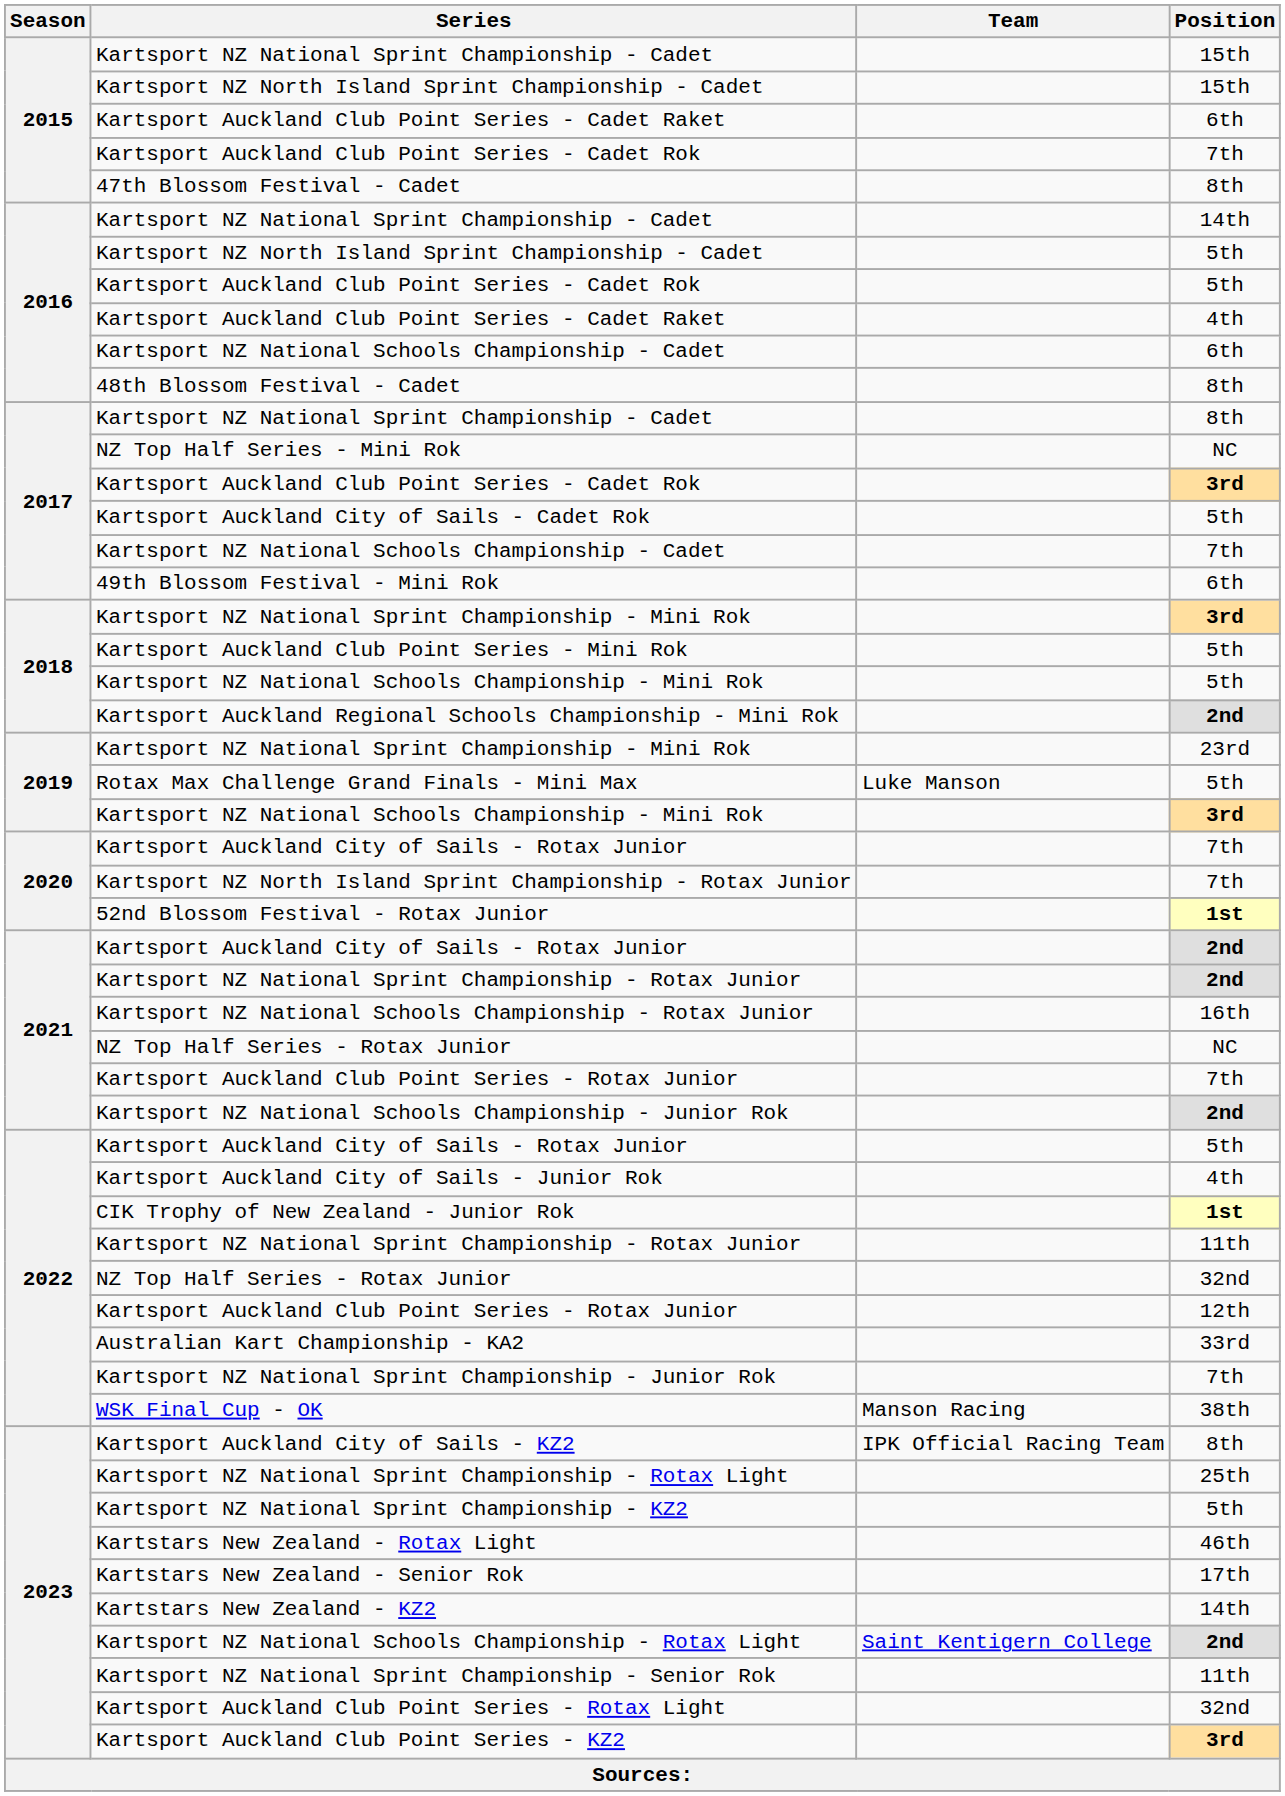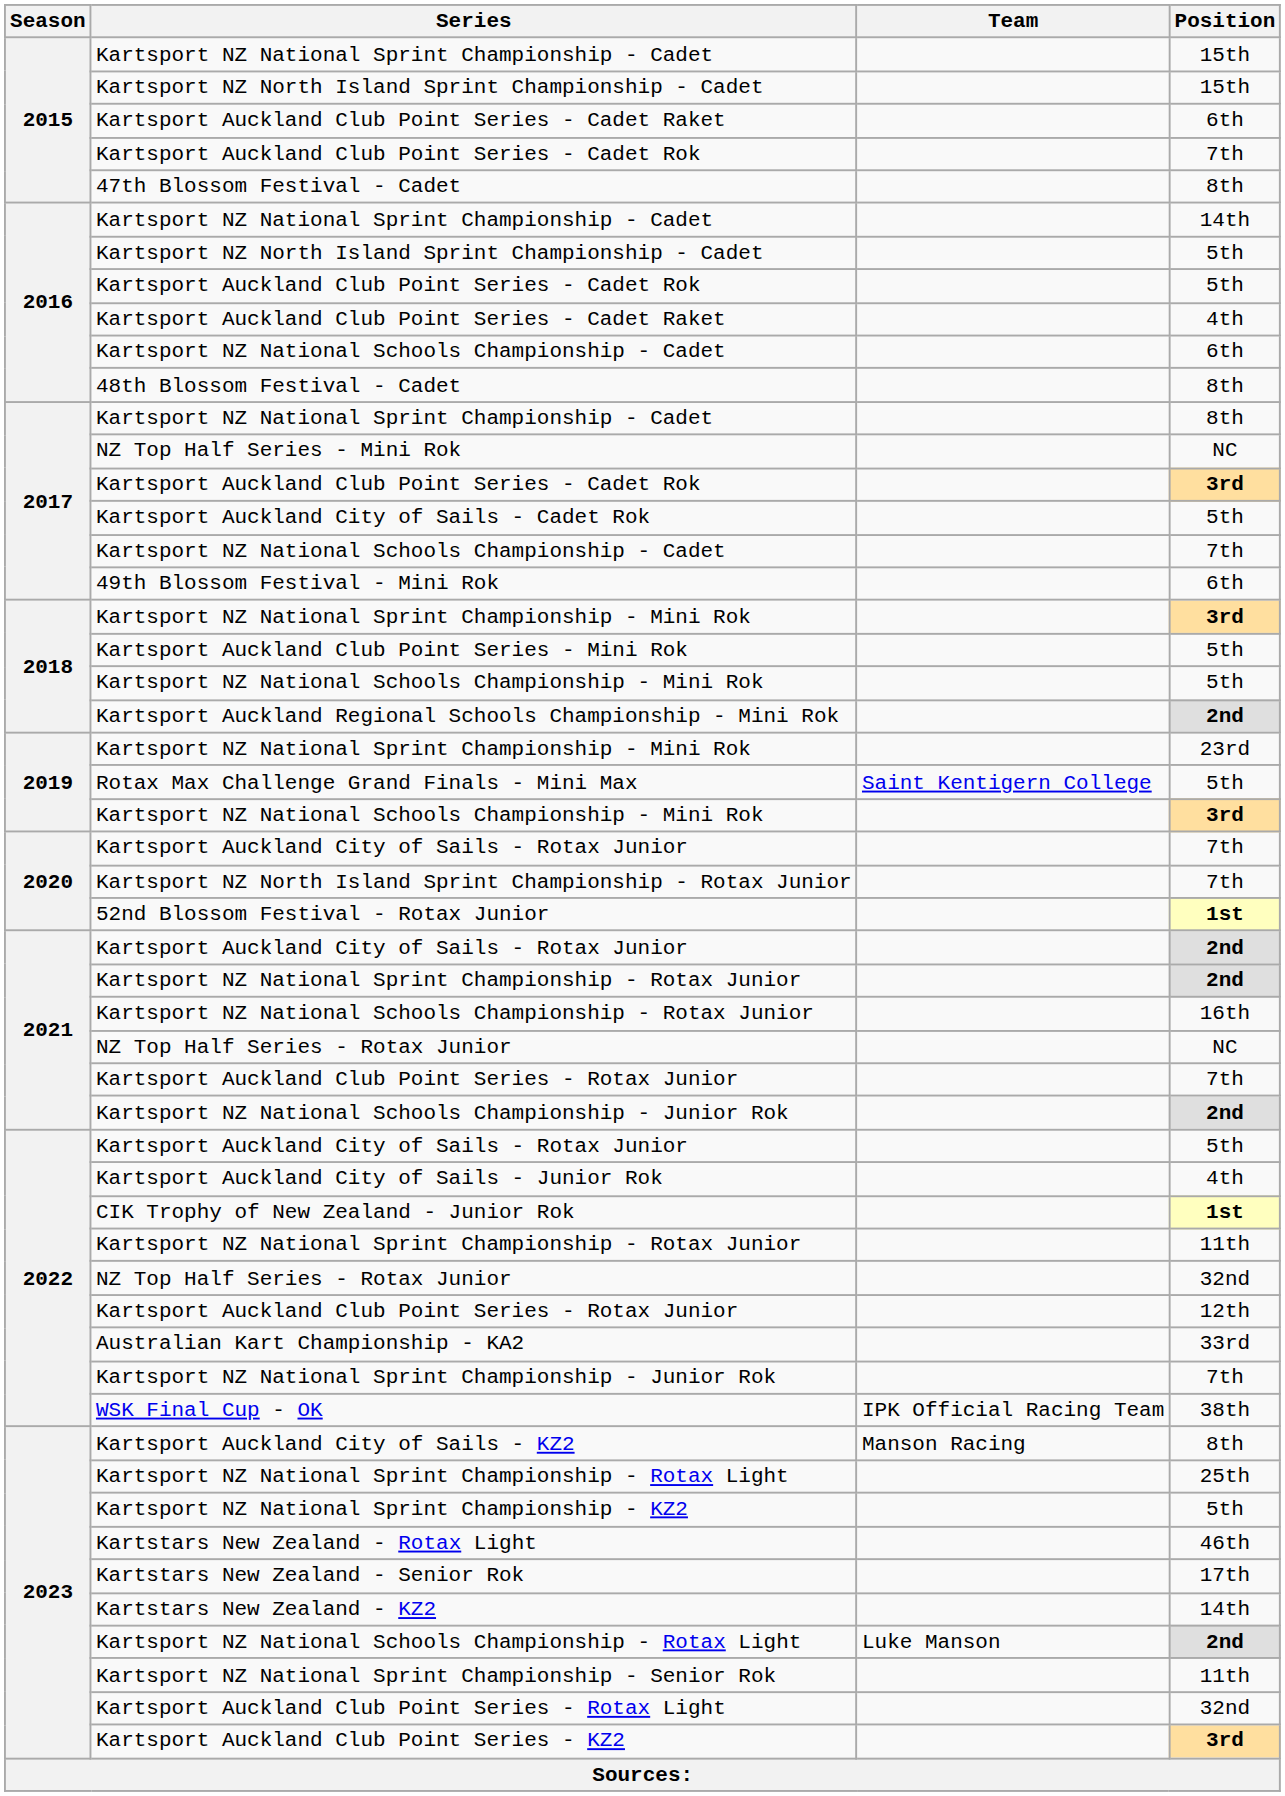(931, 782) Luke Manson -> (1007, 782) Saint Kentigern College
(944, 1411) Manson Racing -> (1013, 1411) IPK Official Racing Team
(1013, 1444) IPK Official Racing Team -> (944, 1444) Manson Racing
(1007, 1642) Saint Kentigern College -> (931, 1642) Luke Manson
